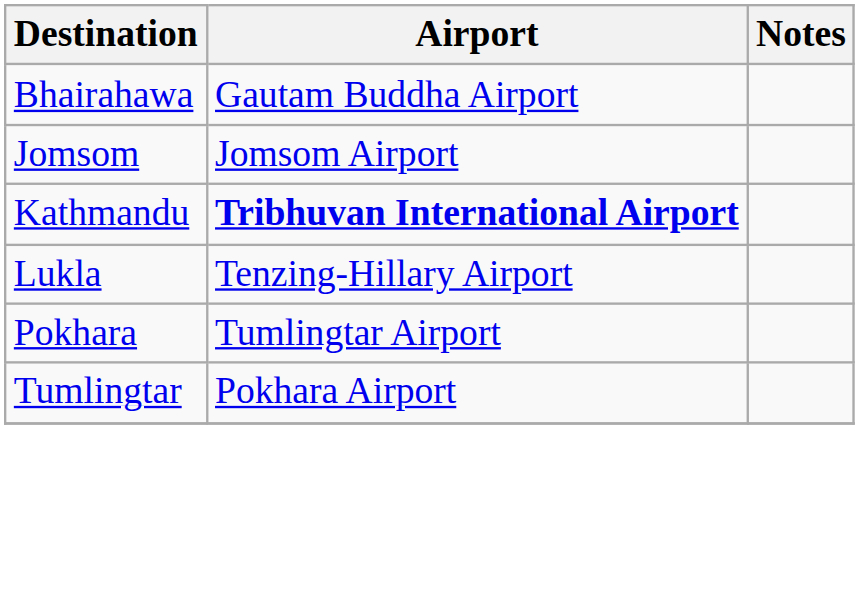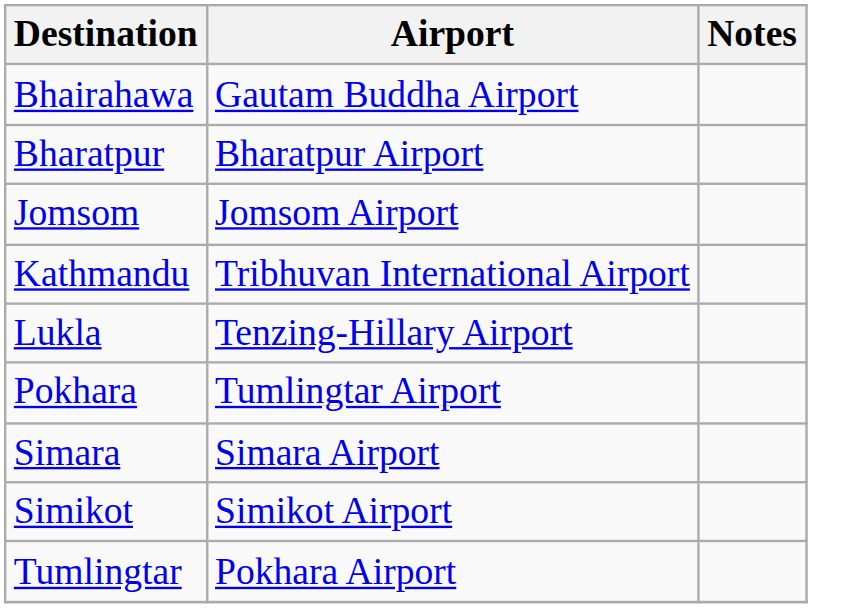+ row: (89, 153)
(477, 213) bold -> (452, 272) normal
+ row: (67, 451)
+ row: (73, 511)
